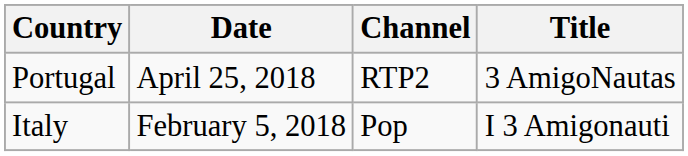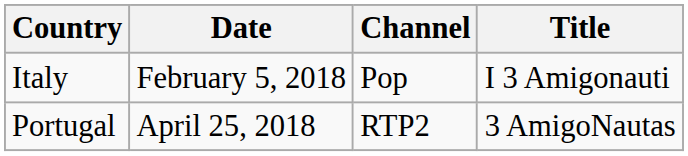rows swapped: (40, 125) <-> (64, 77)
